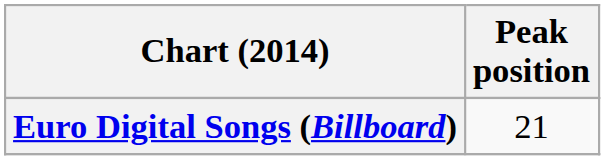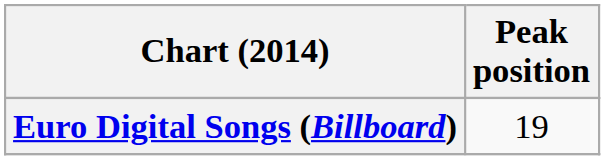(531, 125) 21 -> (531, 125) 19
